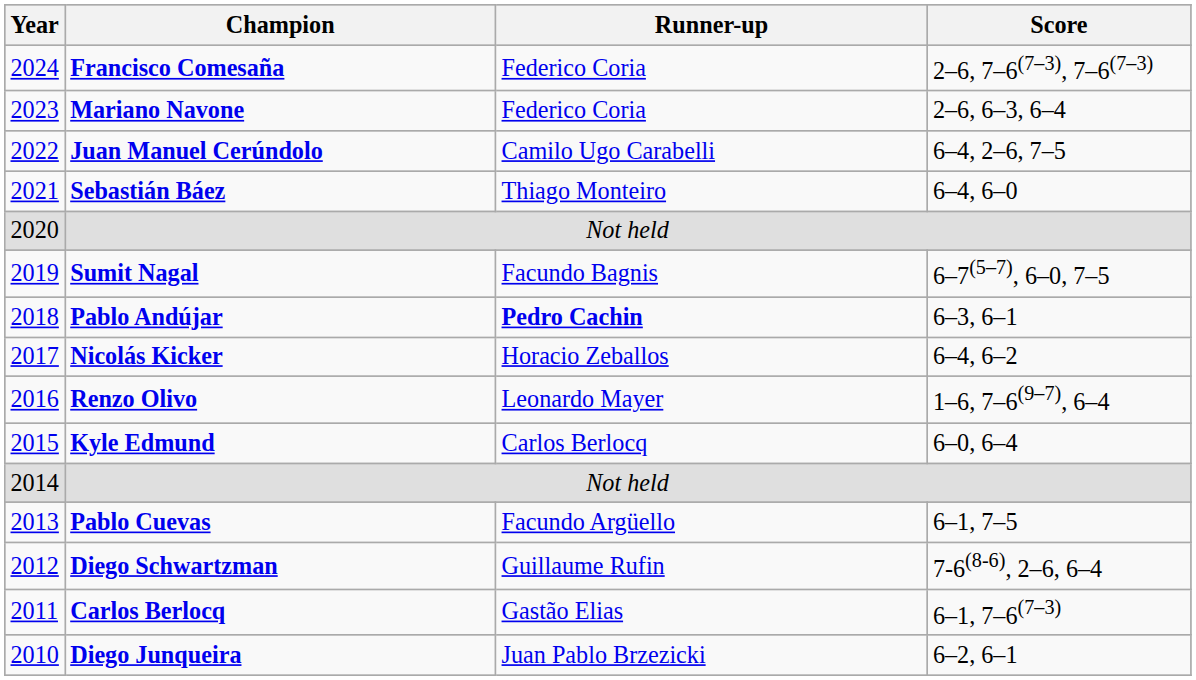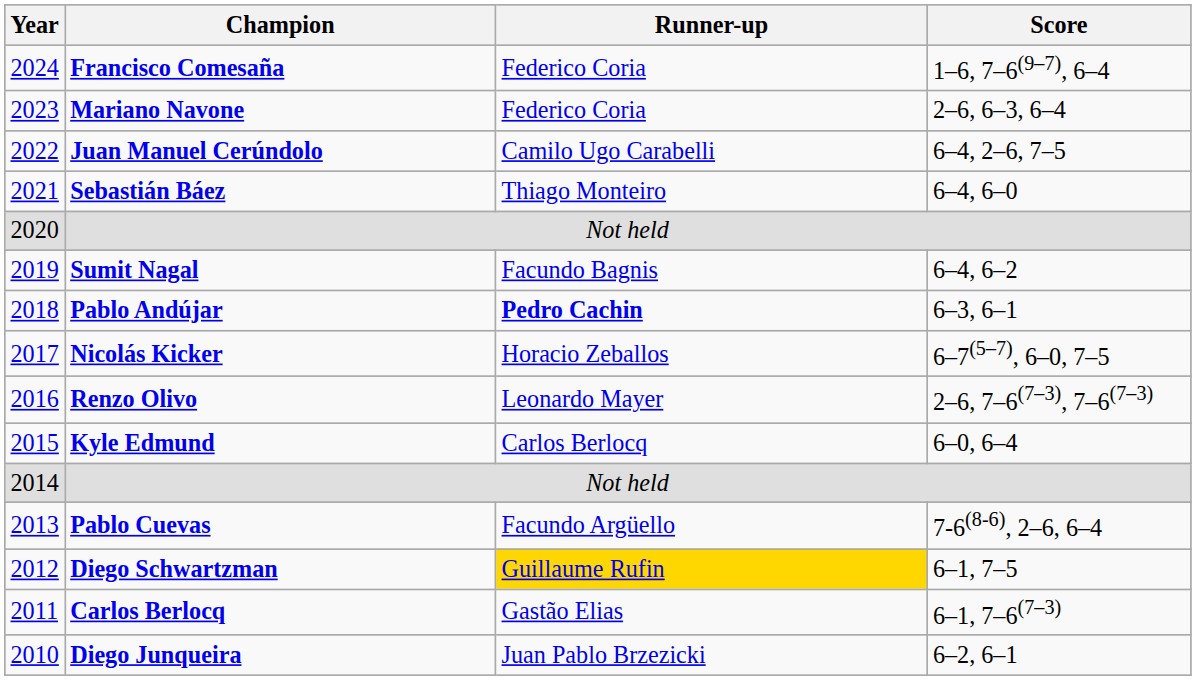(1043, 67) 2–6, 7–6(7–3), 7–6(7–3) -> (1021, 67) 1–6, 7–6(9–7), 6–4
(1021, 273) 6–7(5–7), 6–0, 7–5 -> (975, 270) 6–4, 6–2
(975, 356) 6–4, 6–2 -> (1021, 353) 6–7(5–7), 6–0, 7–5
(1021, 399) 1–6, 7–6(9–7), 6–4 -> (1043, 399) 2–6, 7–6(7–3), 7–6(7–3)
(975, 522) 6–1, 7–5 -> (1018, 525) 7-6(8-6), 2–6, 6–4
(583, 565) no background -> (583, 569) gold background
(1018, 565) 7-6(8-6), 2–6, 6–4 -> (975, 569) 6–1, 7–5
